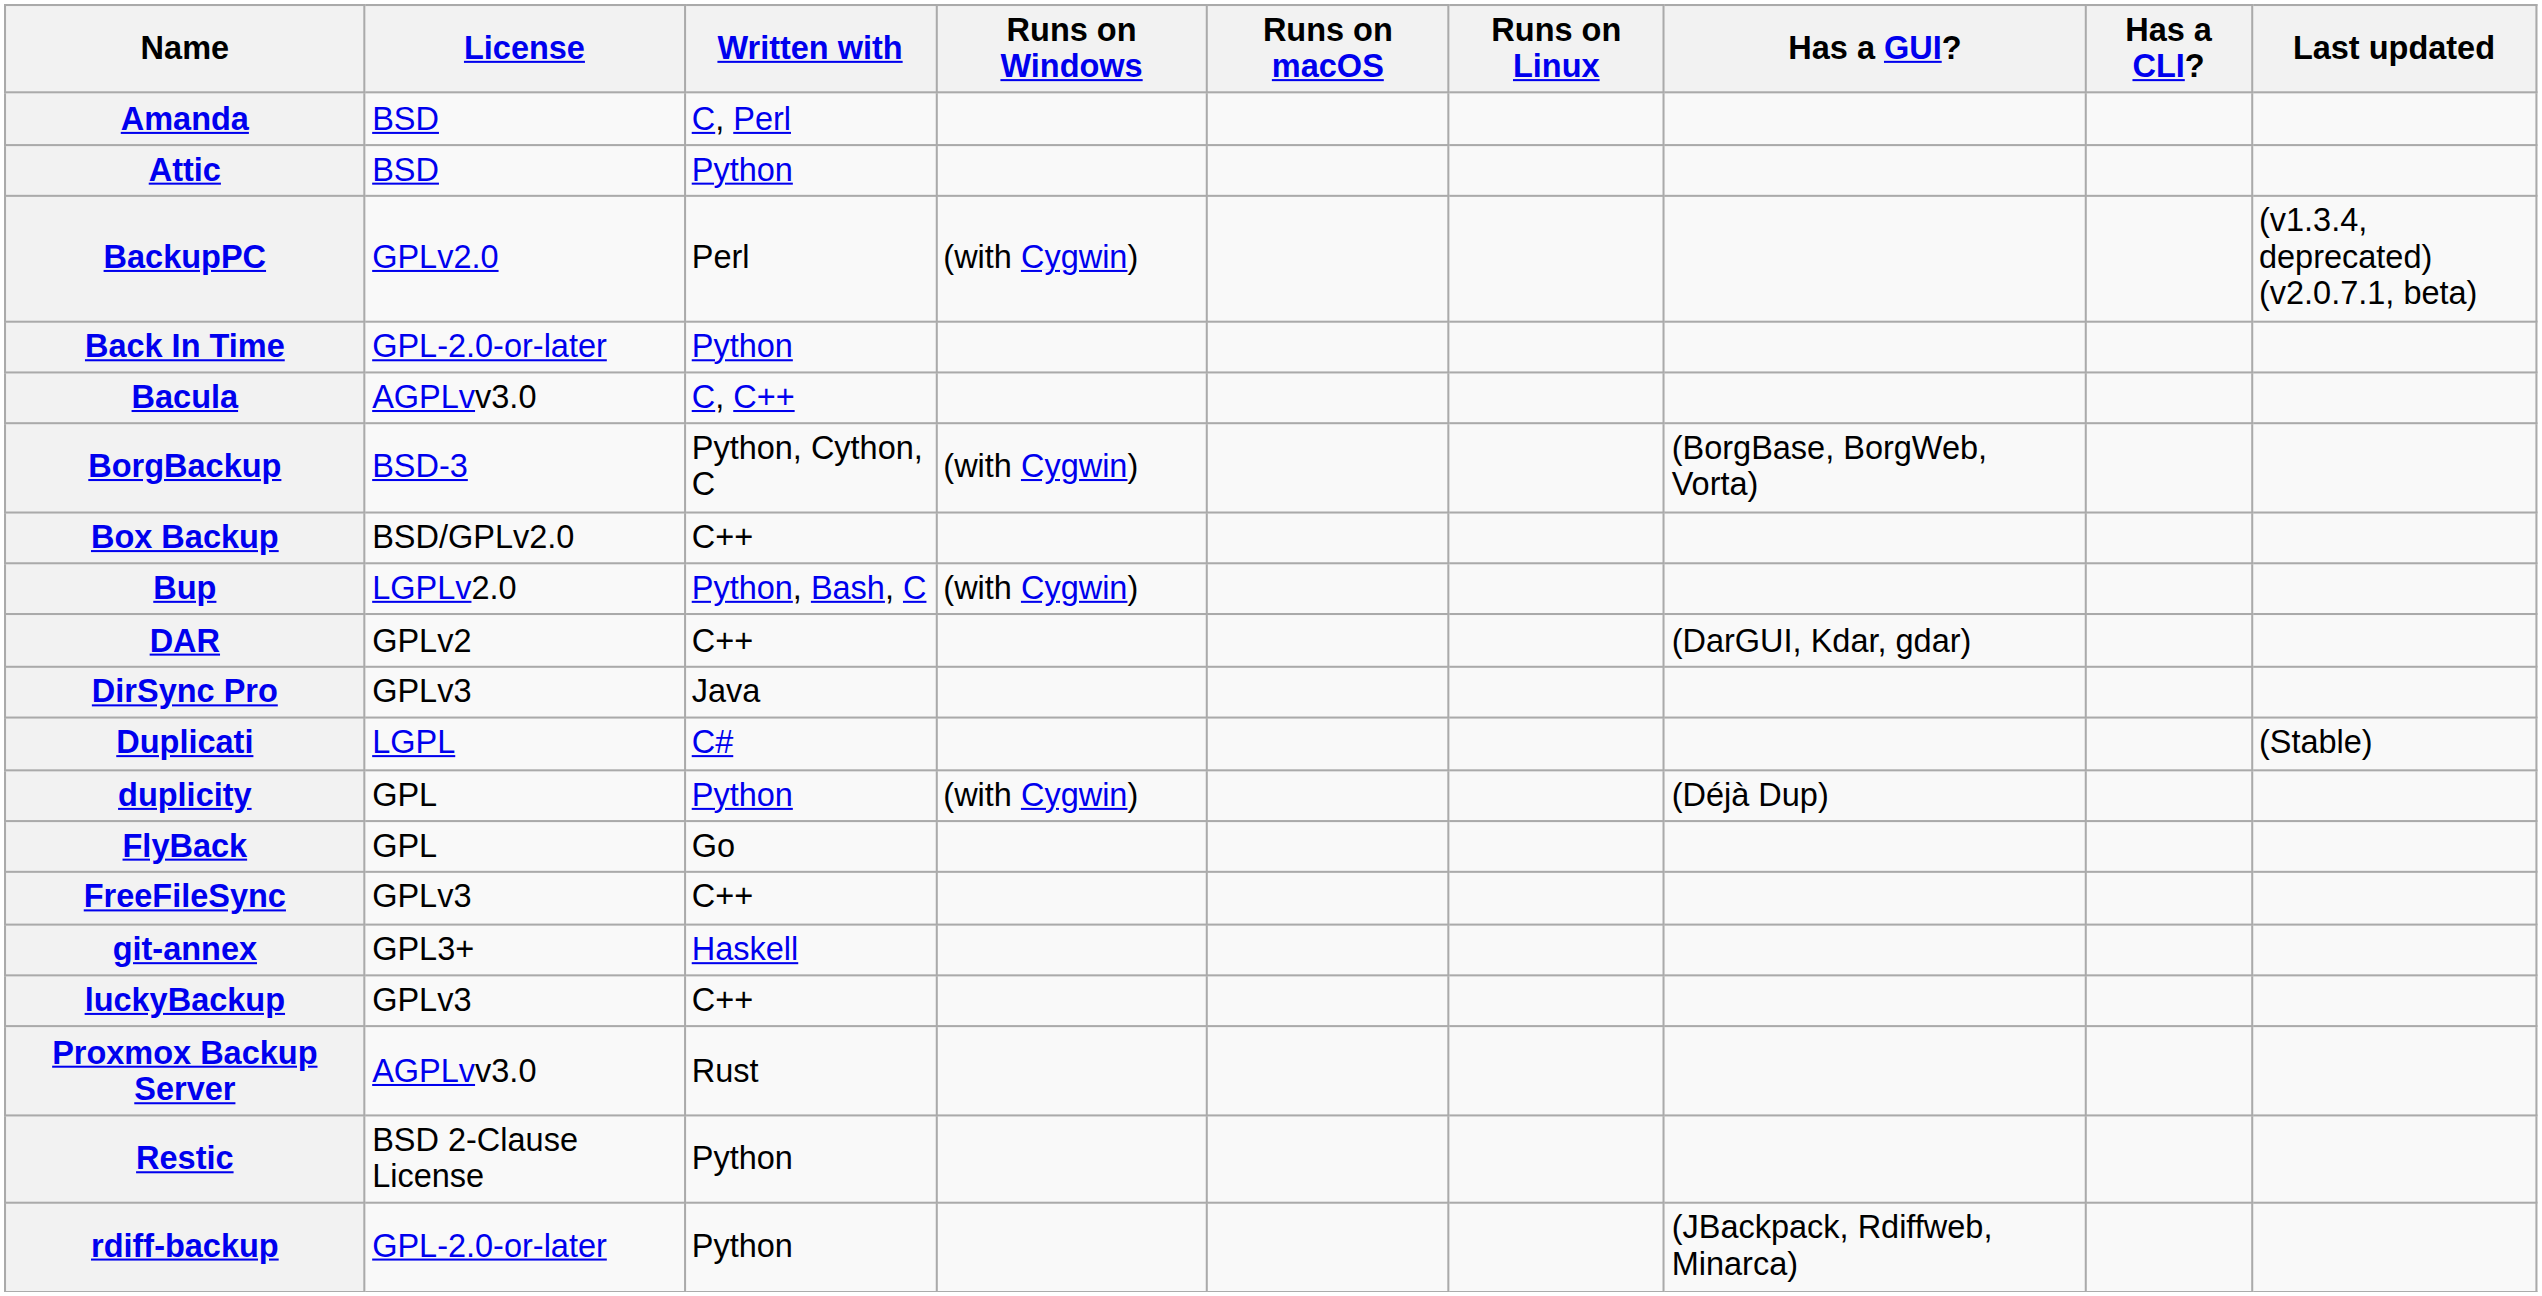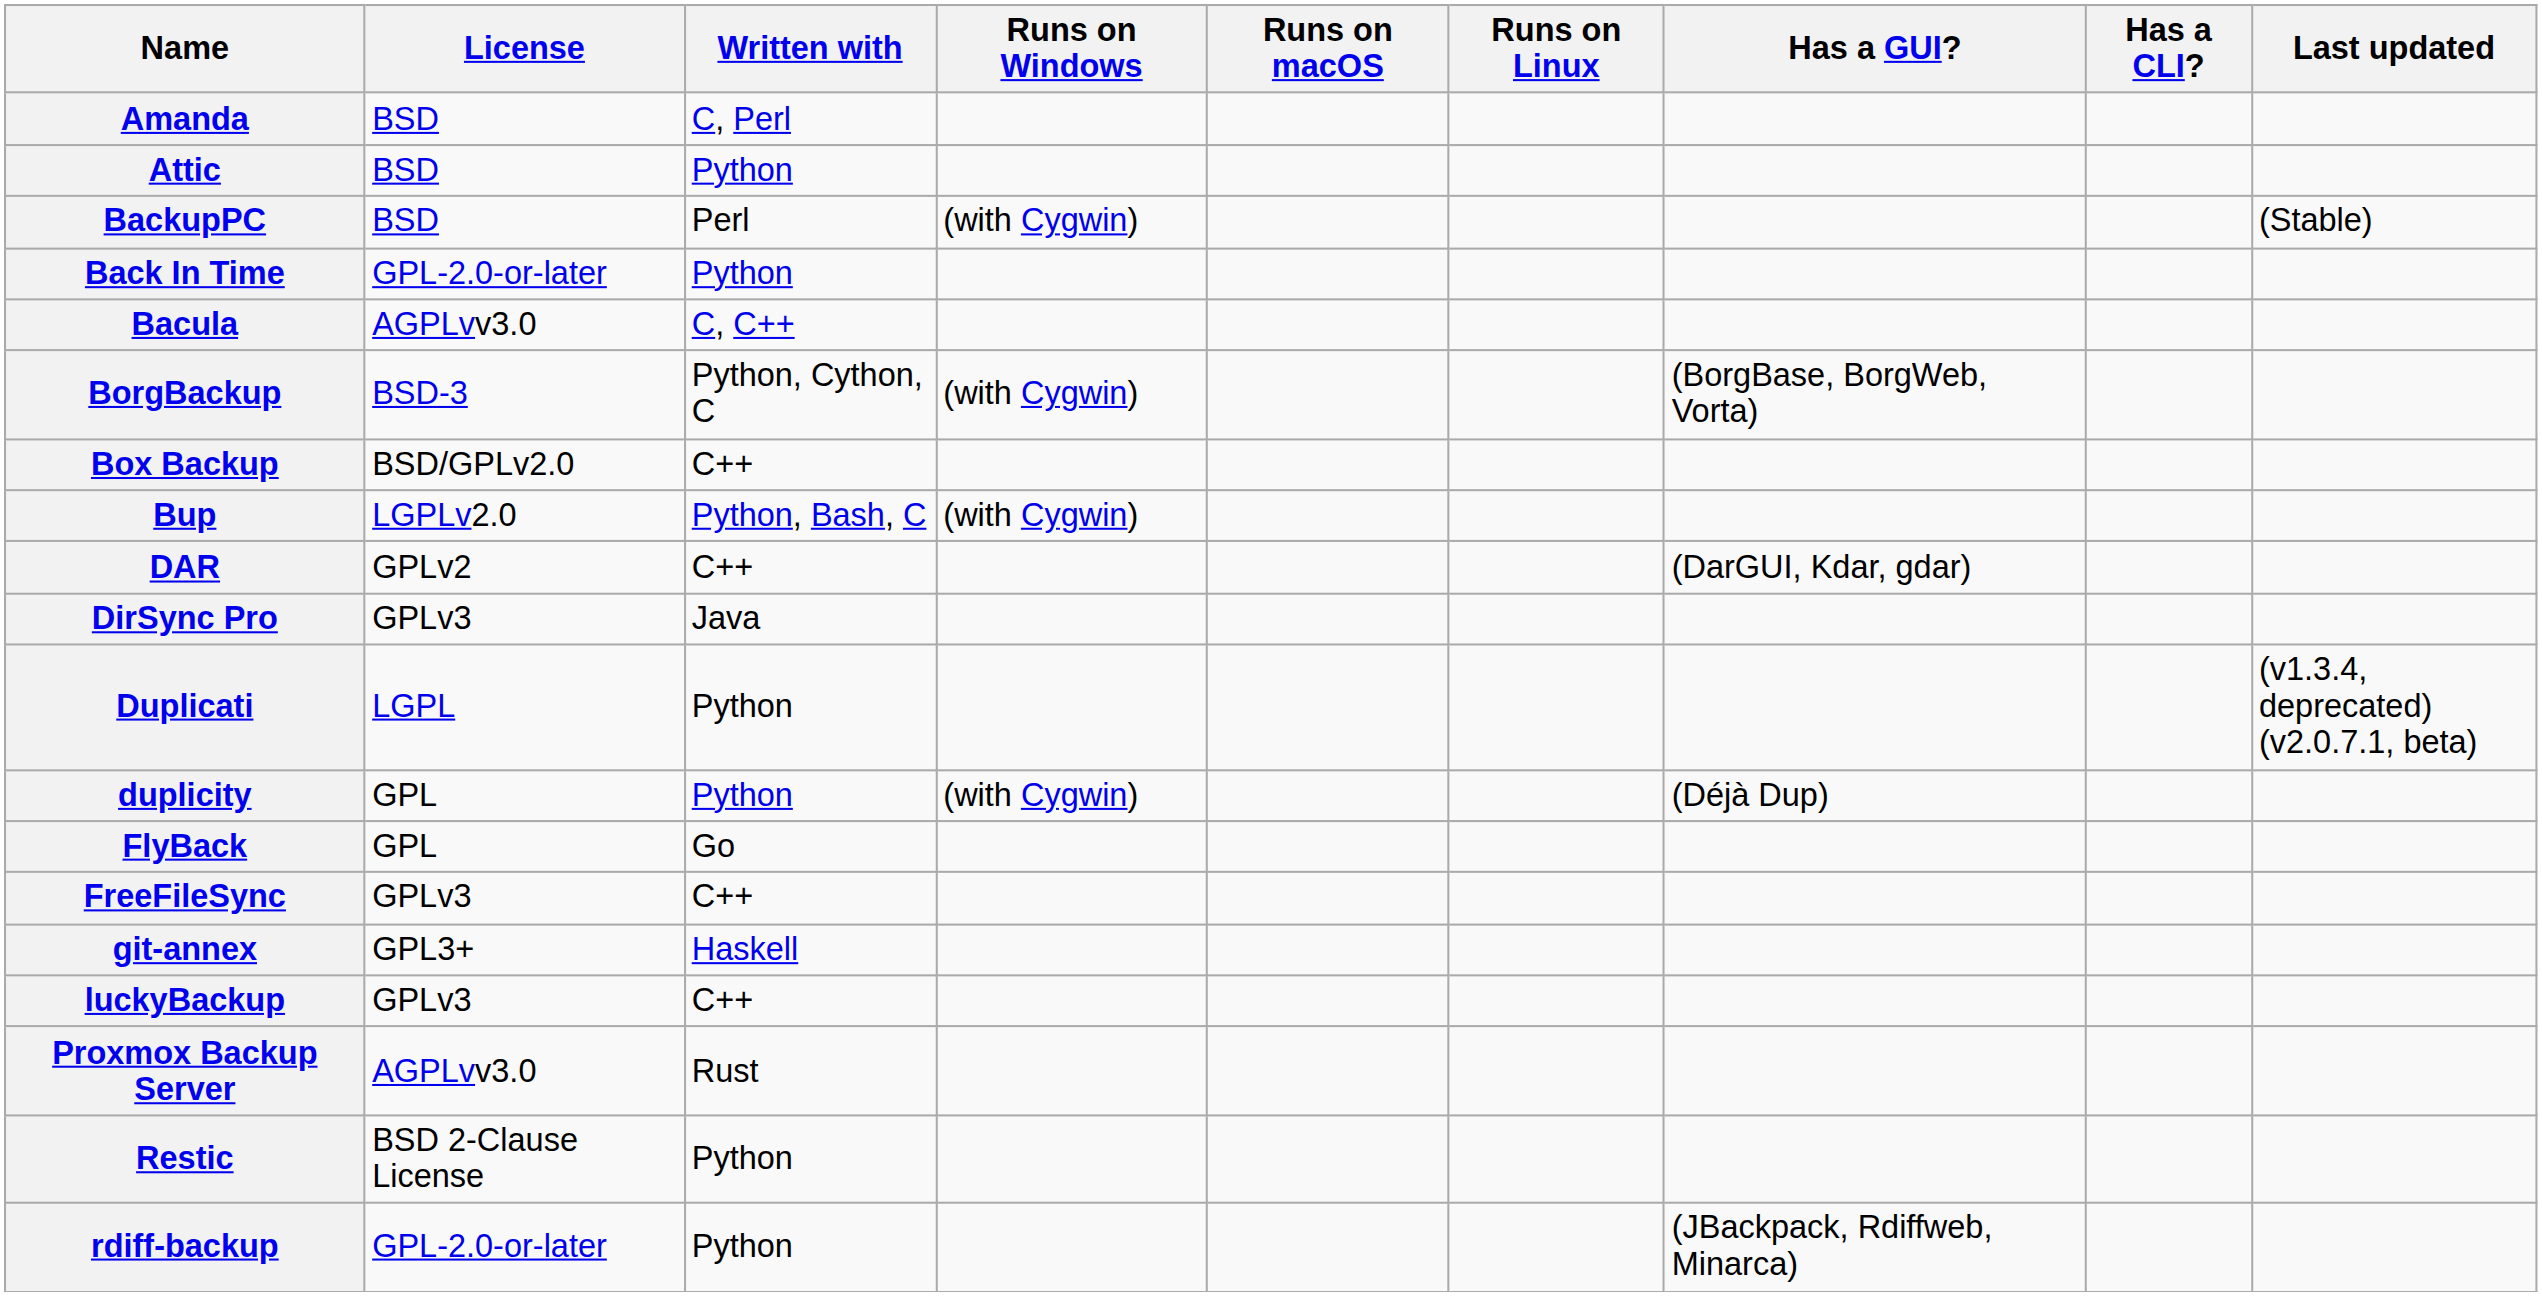(435, 257) GPLv2.0 -> (406, 221) BSD
(2368, 257) (v1.3.4, deprecated) (v2.0.7.1, beta) -> (2316, 221) (Stable)
(712, 743) C# -> (742, 706) Python
(2316, 743) (Stable) -> (2368, 706) (v1.3.4, deprecated) (v2.0.7.1, beta)
